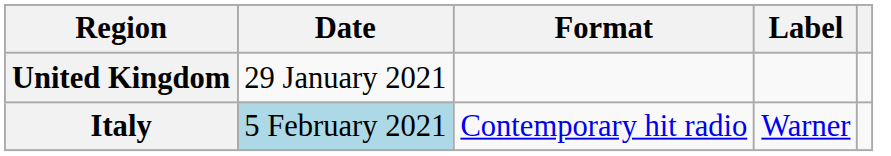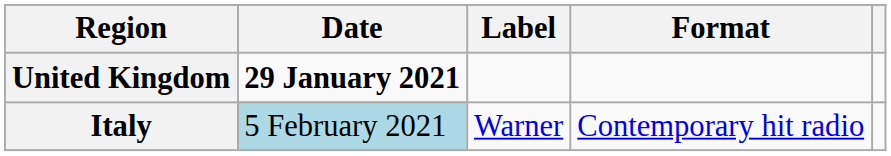columns swapped: (604, 28) <-> (806, 28)
(345, 77) normal -> (352, 77) bold
